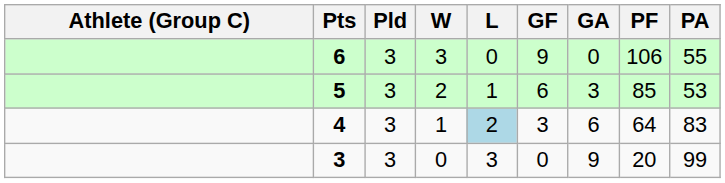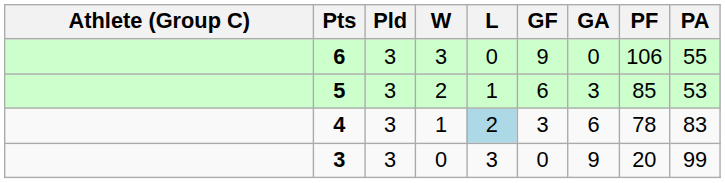(644, 125) 64 -> (644, 125) 78
